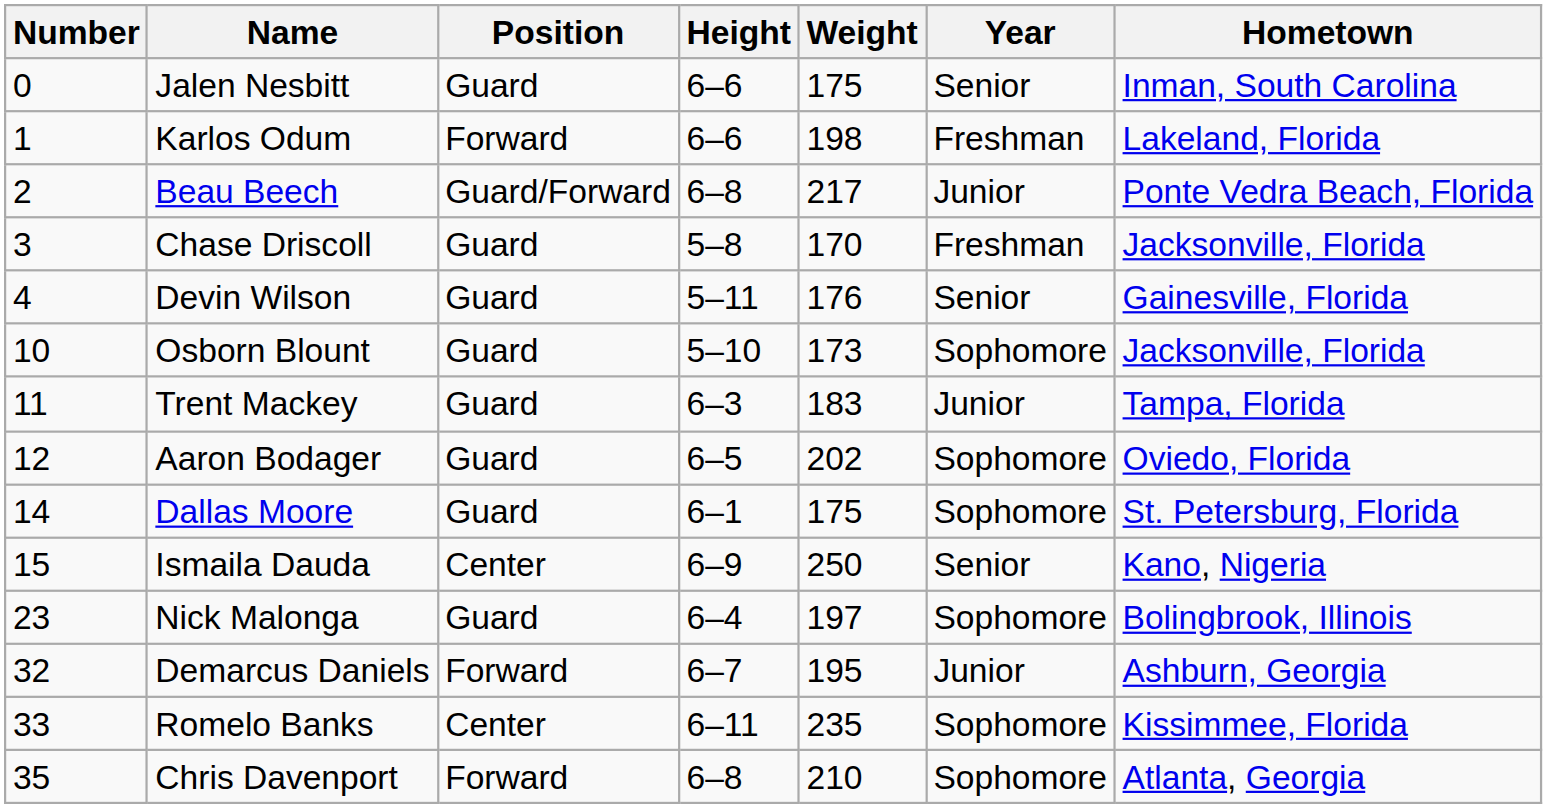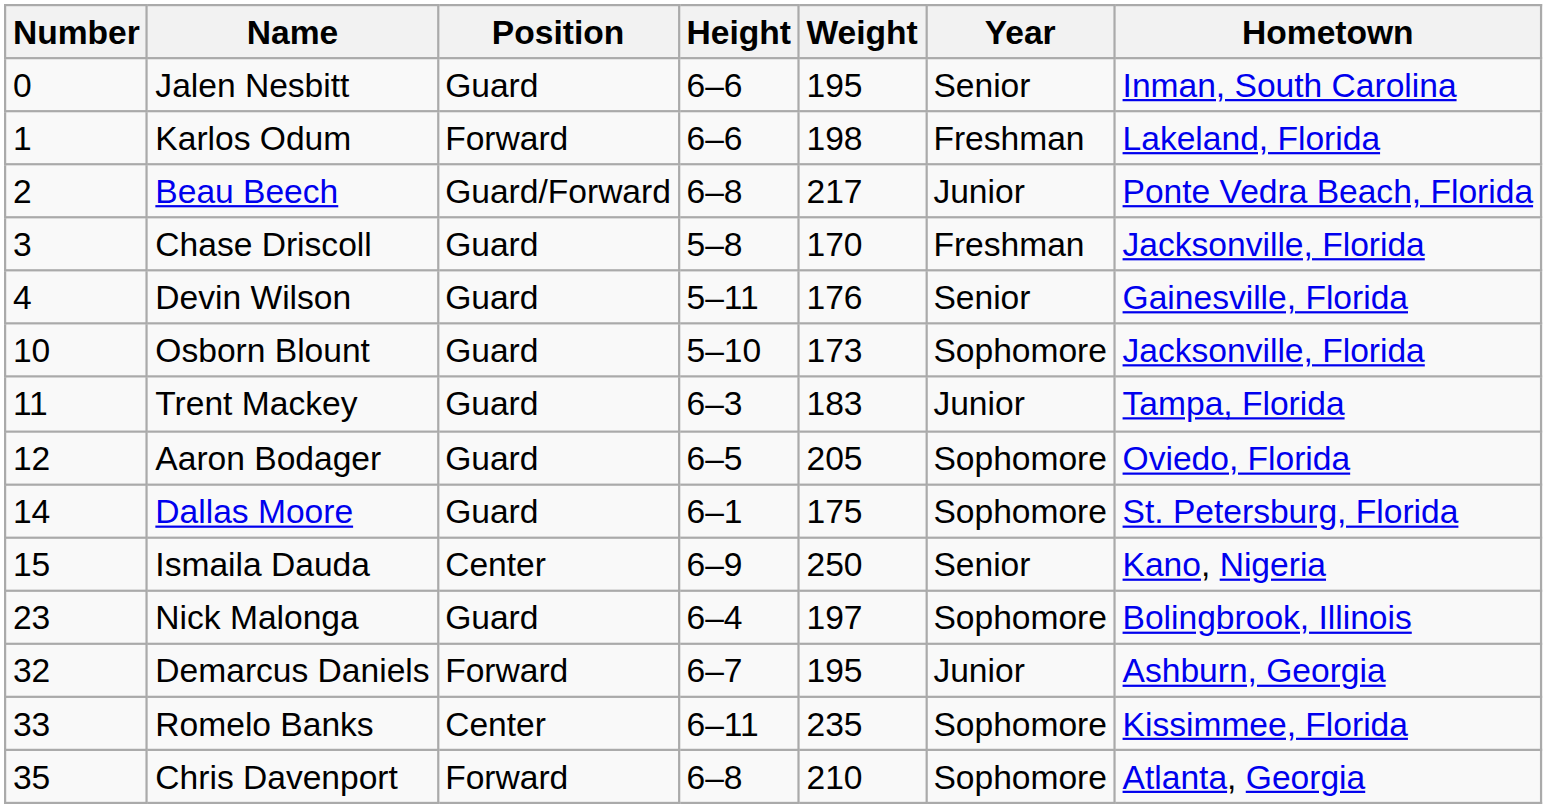(835, 85) 175 -> (835, 85) 195
(835, 457) 202 -> (835, 457) 205
